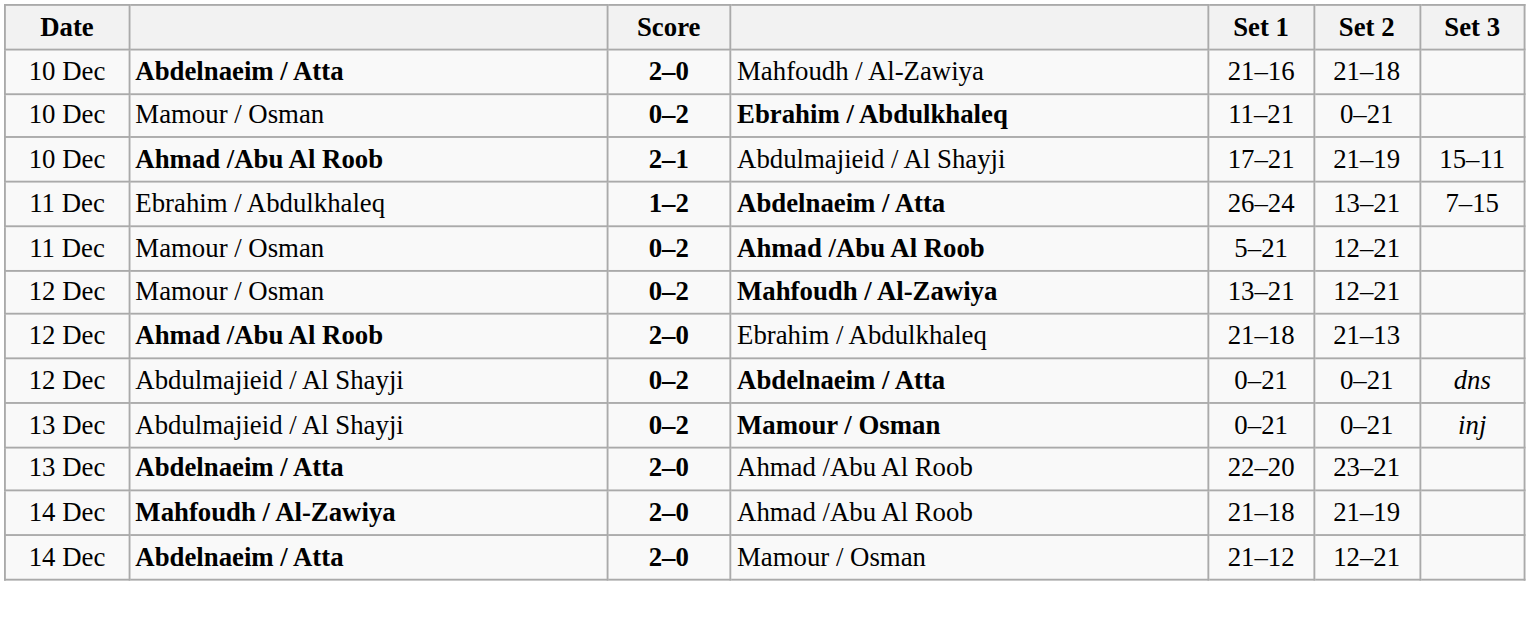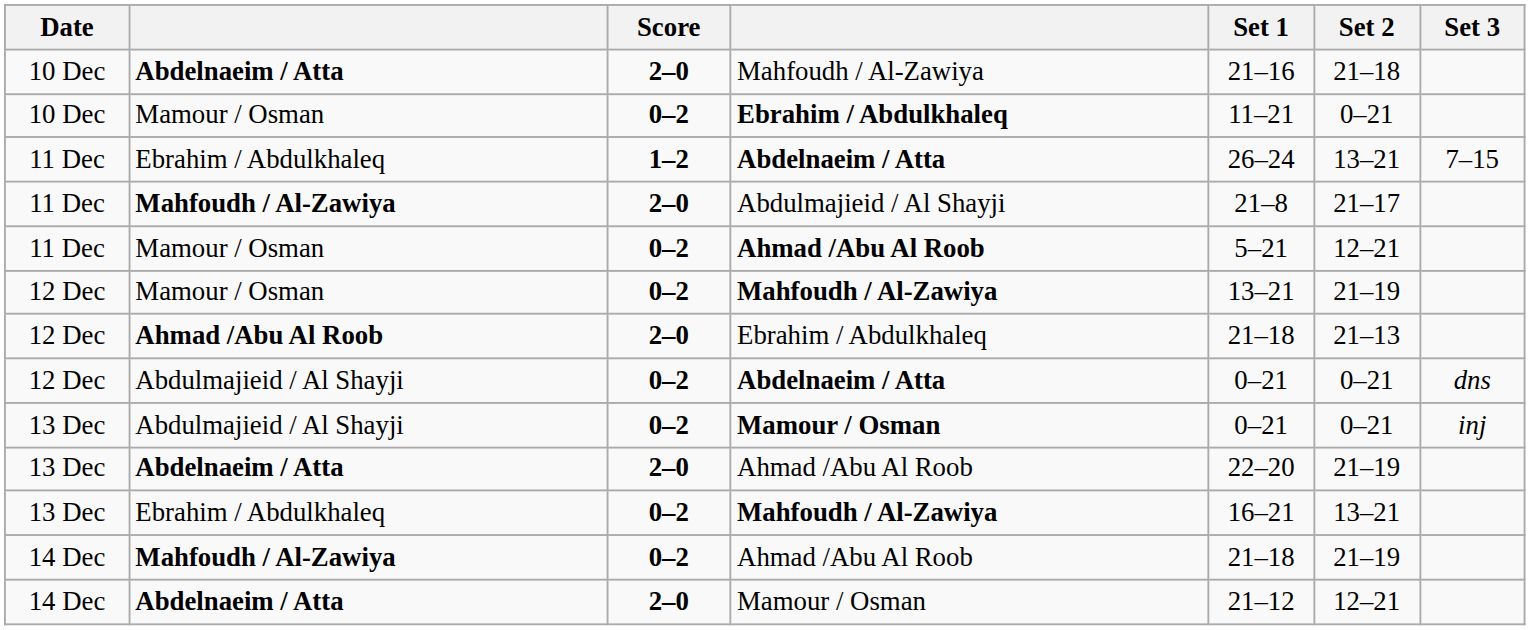- row: (259, 159)
+ row: (266, 203)
(1367, 292) 12–21 -> (1367, 292) 21–19
(1367, 468) 23–21 -> (1367, 468) 21–19
+ row: (260, 512)
(669, 512) 2–0 -> (669, 557) 0–2
